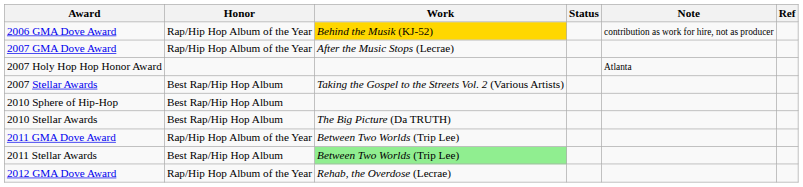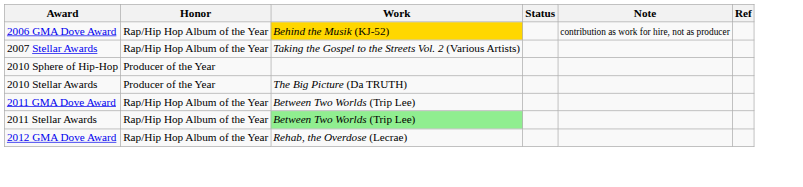- row: (62, 48)
- row: (84, 66)
(225, 84) Best Rap/Hip Hop Album -> (196, 48) Rap/Hip Hop Album of the Year
(225, 102) Best Rap/Hip Hop Album -> (169, 66) Producer of the Year
(225, 119) Best Rap/Hip Hop Album -> (169, 84) Producer of the Year
(225, 155) Best Rap/Hip Hop Album -> (196, 119) Rap/Hip Hop Album of the Year
